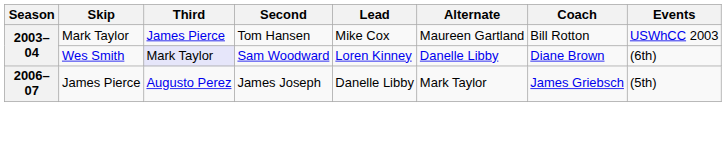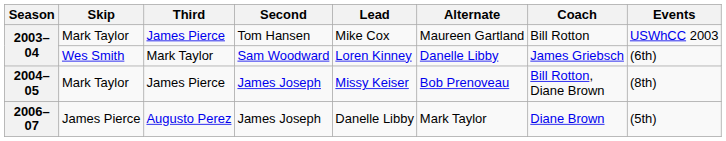(180, 55) lavender background -> (180, 55) no background
(567, 55) Diane Brown -> (577, 55) James Griebsch
+ row: (32, 83)
(577, 83) James Griebsch -> (567, 118) Diane Brown
